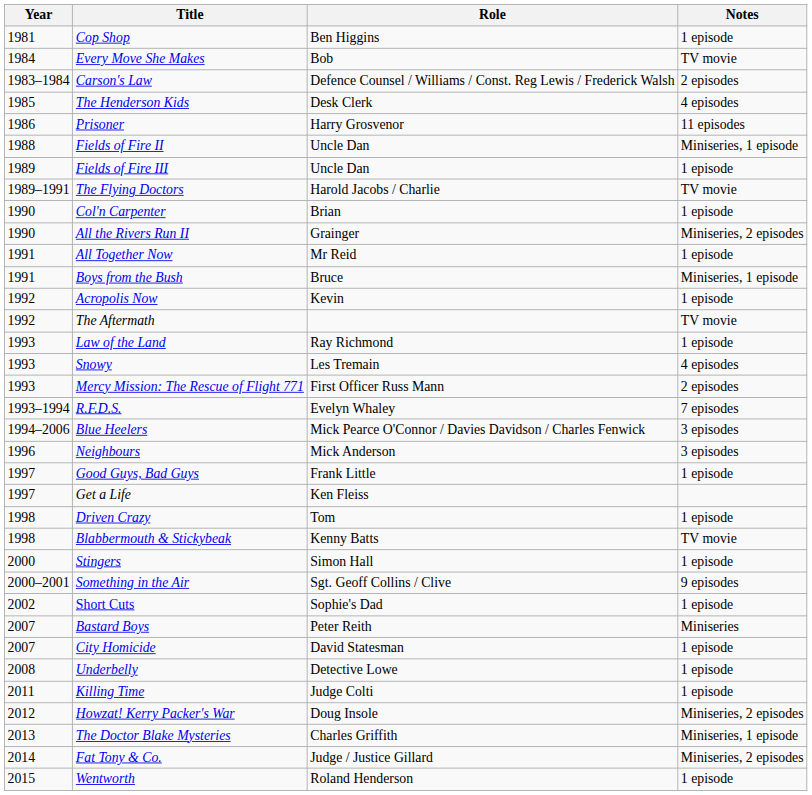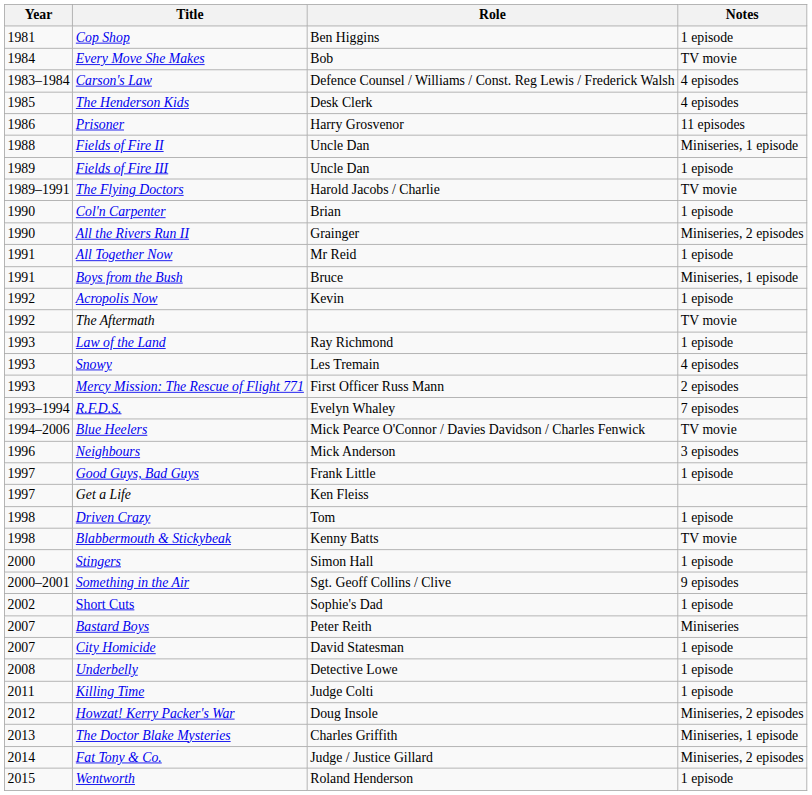(710, 80) 2 episodes -> (710, 80) 4 episodes
(710, 430) 3 episodes -> (709, 430) TV movie
